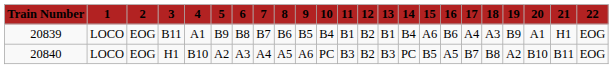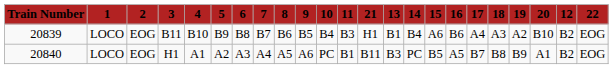columns swapped: (368, 14) <-> (564, 14)
(198, 34) A1 -> (198, 34) B10
(347, 34) B1 -> (347, 34) B3
(514, 34) B9 -> (519, 34) A2
(537, 34) A1 -> (543, 34) B10
(198, 53) B10 -> (198, 53) A1
(347, 53) B3 -> (347, 53) B1
(514, 53) A2 -> (519, 53) B9
(537, 53) B10 -> (543, 53) A1
